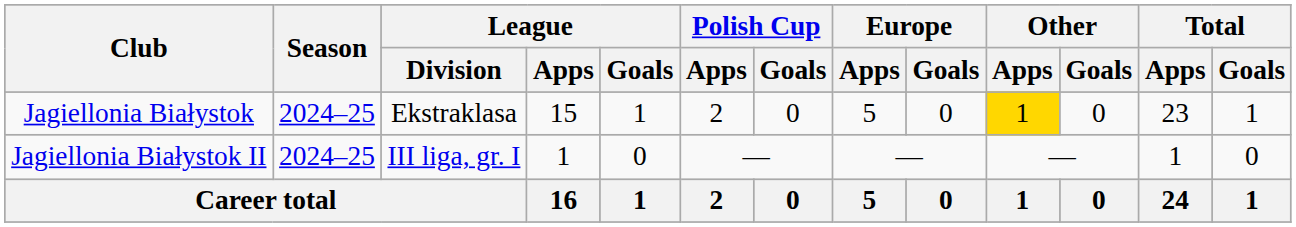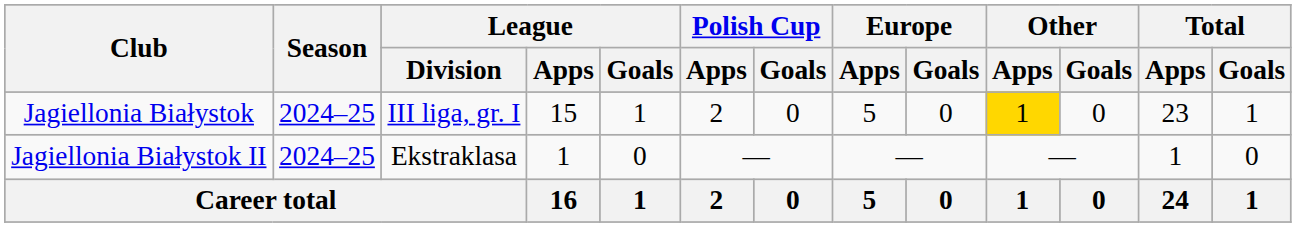(454, 112) Ekstraklasa -> (454, 112) III liga, gr. I
(454, 156) III liga, gr. I -> (454, 156) Ekstraklasa
